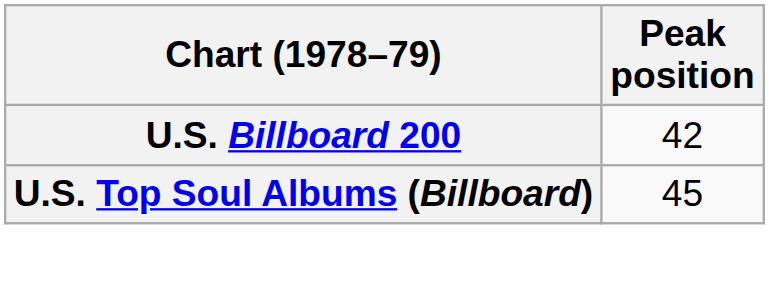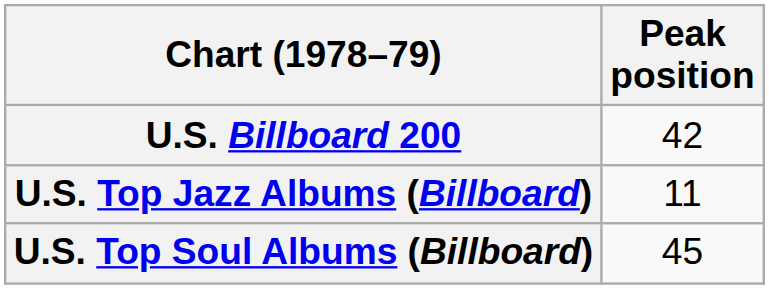+ row: (303, 193)
